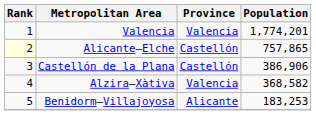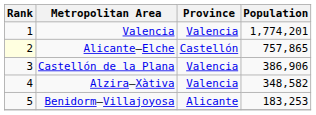(209, 66) Castellón -> (212, 66) Valencia
(286, 84) 368,582 -> (286, 84) 348,582
